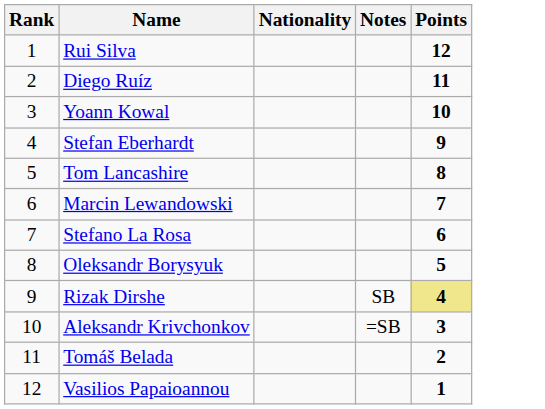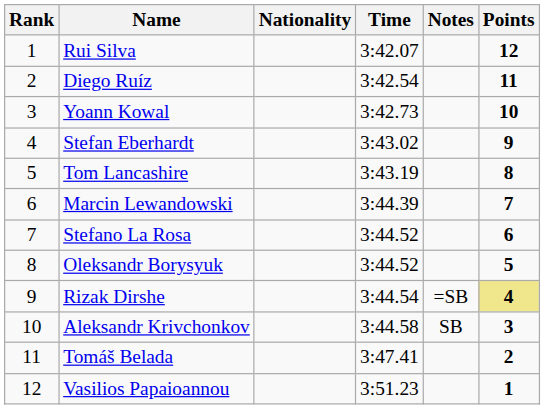+ column: (389, 19)
(383, 296) SB -> (451, 296) =SB
(383, 326) =SB -> (451, 326) SB
